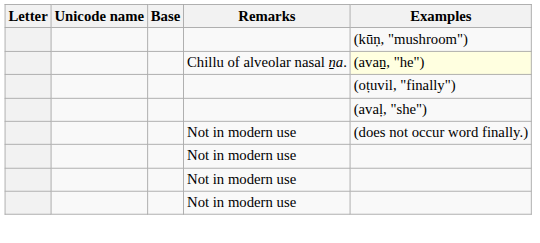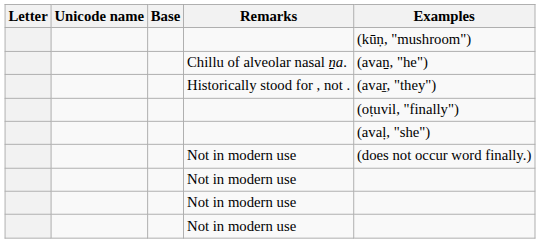(389, 62) lightyellow background -> (392, 62) no background
+ row: (28, 86)
